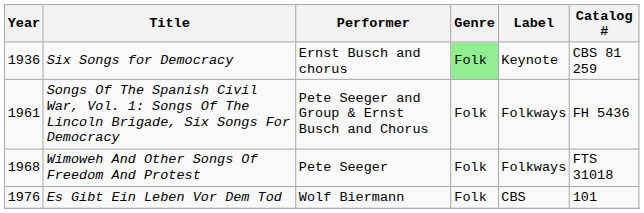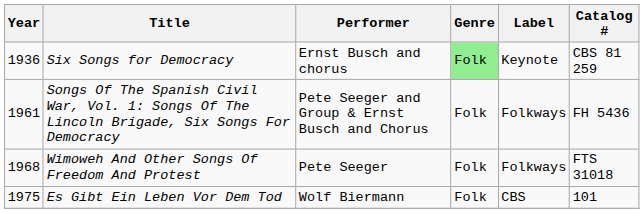(24, 197) 1976 -> (24, 197) 1975
